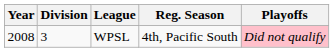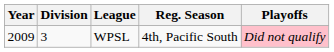(21, 36) 2008 -> (21, 36) 2009
